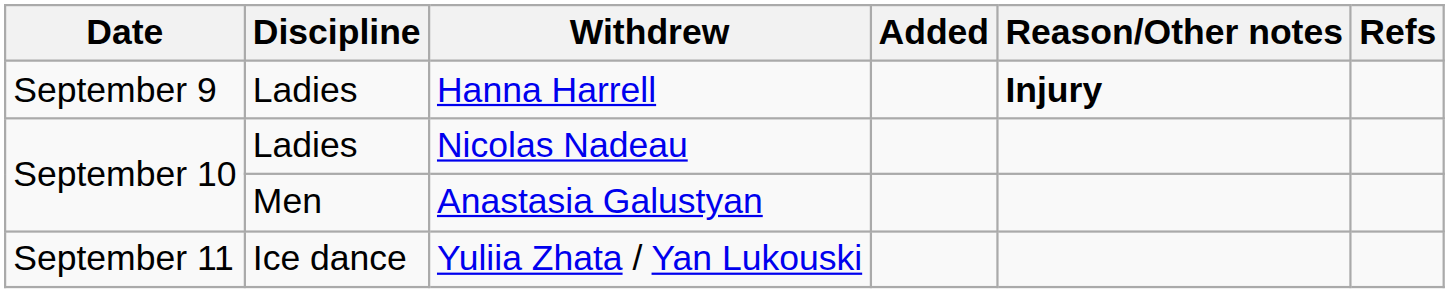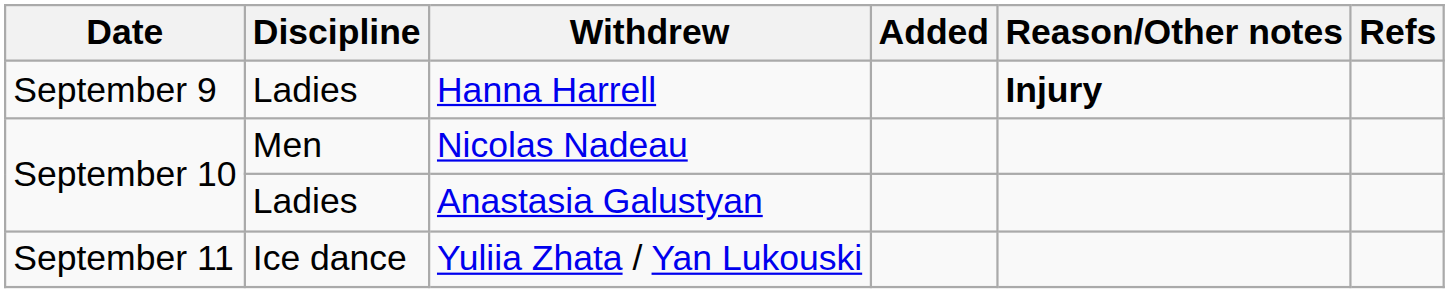(305, 145) Ladies -> (287, 145) Men
(287, 201) Men -> (305, 201) Ladies
